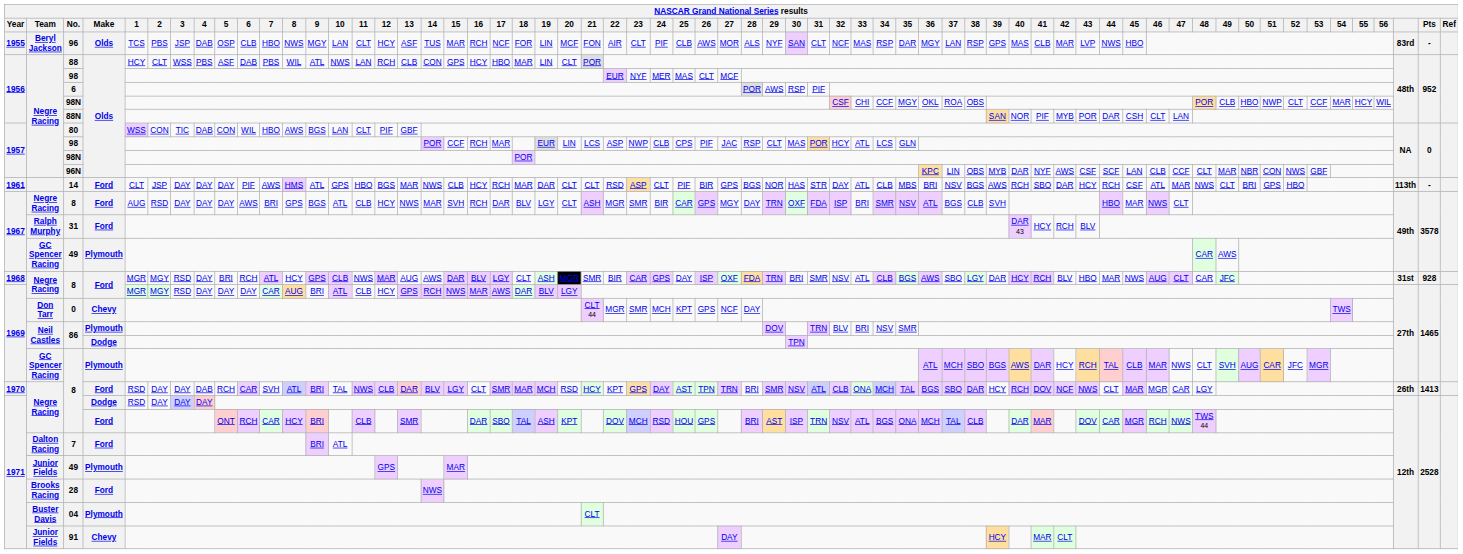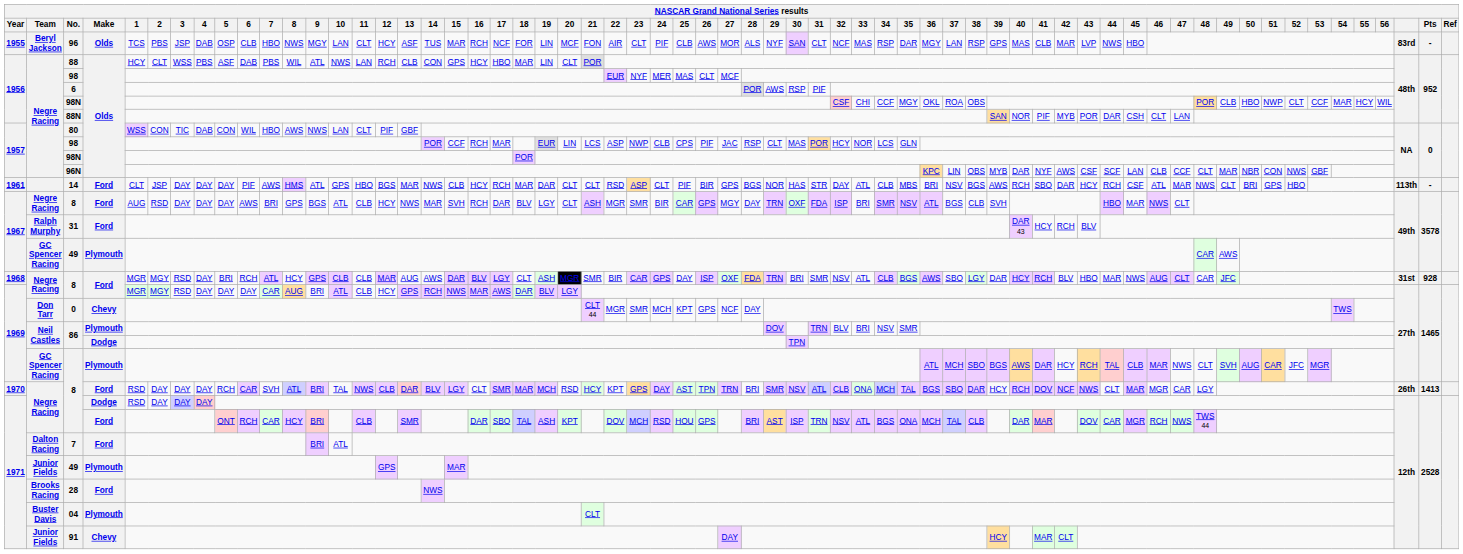(317, 130) BGS -> (317, 130) NWS
(862, 144) ATL -> (863, 144) NOR
(363, 278) NWS -> (364, 278) CLB
(204, 389) DAB -> (204, 389) DAY
